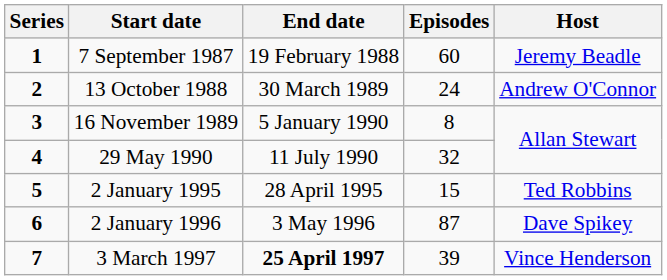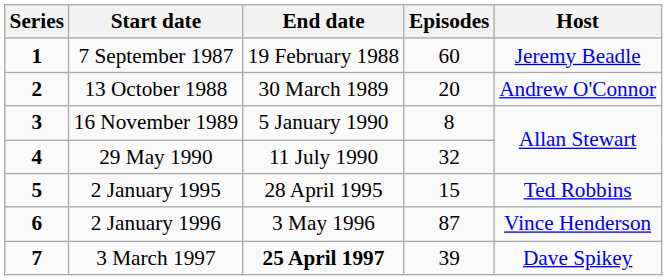(449, 88) 24 -> (449, 88) 20
(578, 223) Dave Spikey -> (578, 223) Vince Henderson
(578, 257) Vince Henderson -> (578, 257) Dave Spikey
